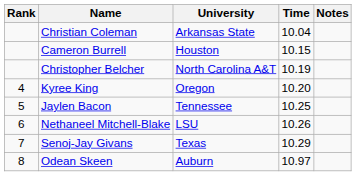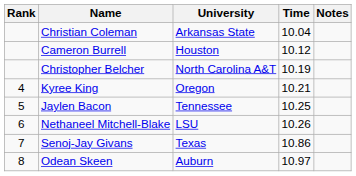(296, 50) 10.15 -> (296, 50) 10.12
(296, 87) 10.20 -> (296, 87) 10.21
(296, 143) 10.29 -> (296, 143) 10.86
